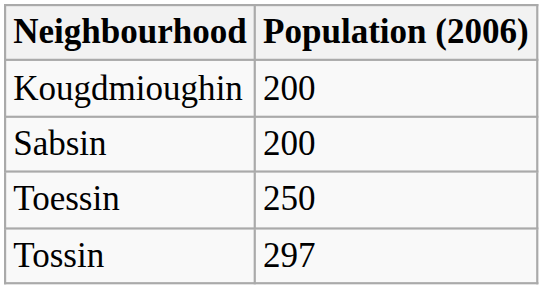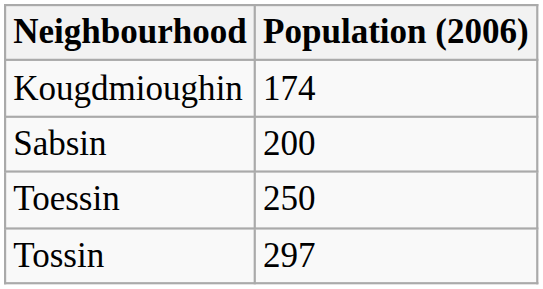(289, 87) 200 -> (289, 87) 174
